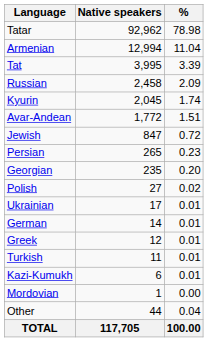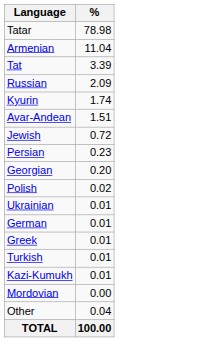- column: (120, 13)
